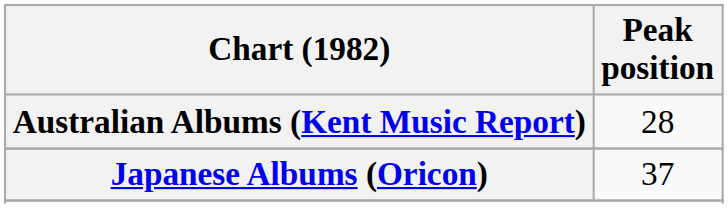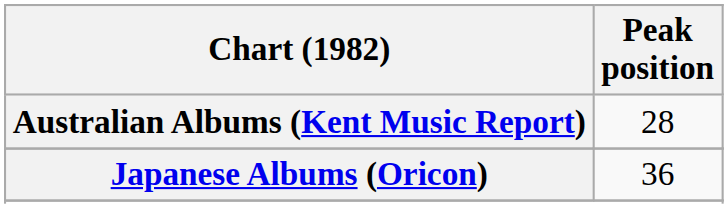(658, 173) 37 -> (658, 173) 36
